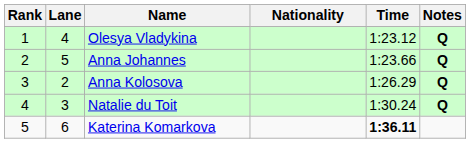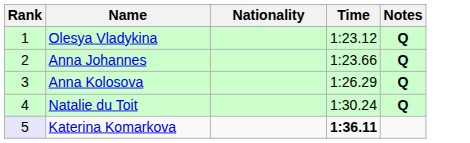- column: (65, 15)
(25, 127) no background -> (25, 127) lavender background
